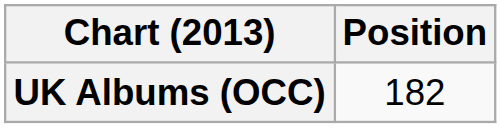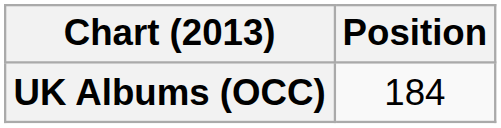(415, 91) 182 -> (415, 91) 184
